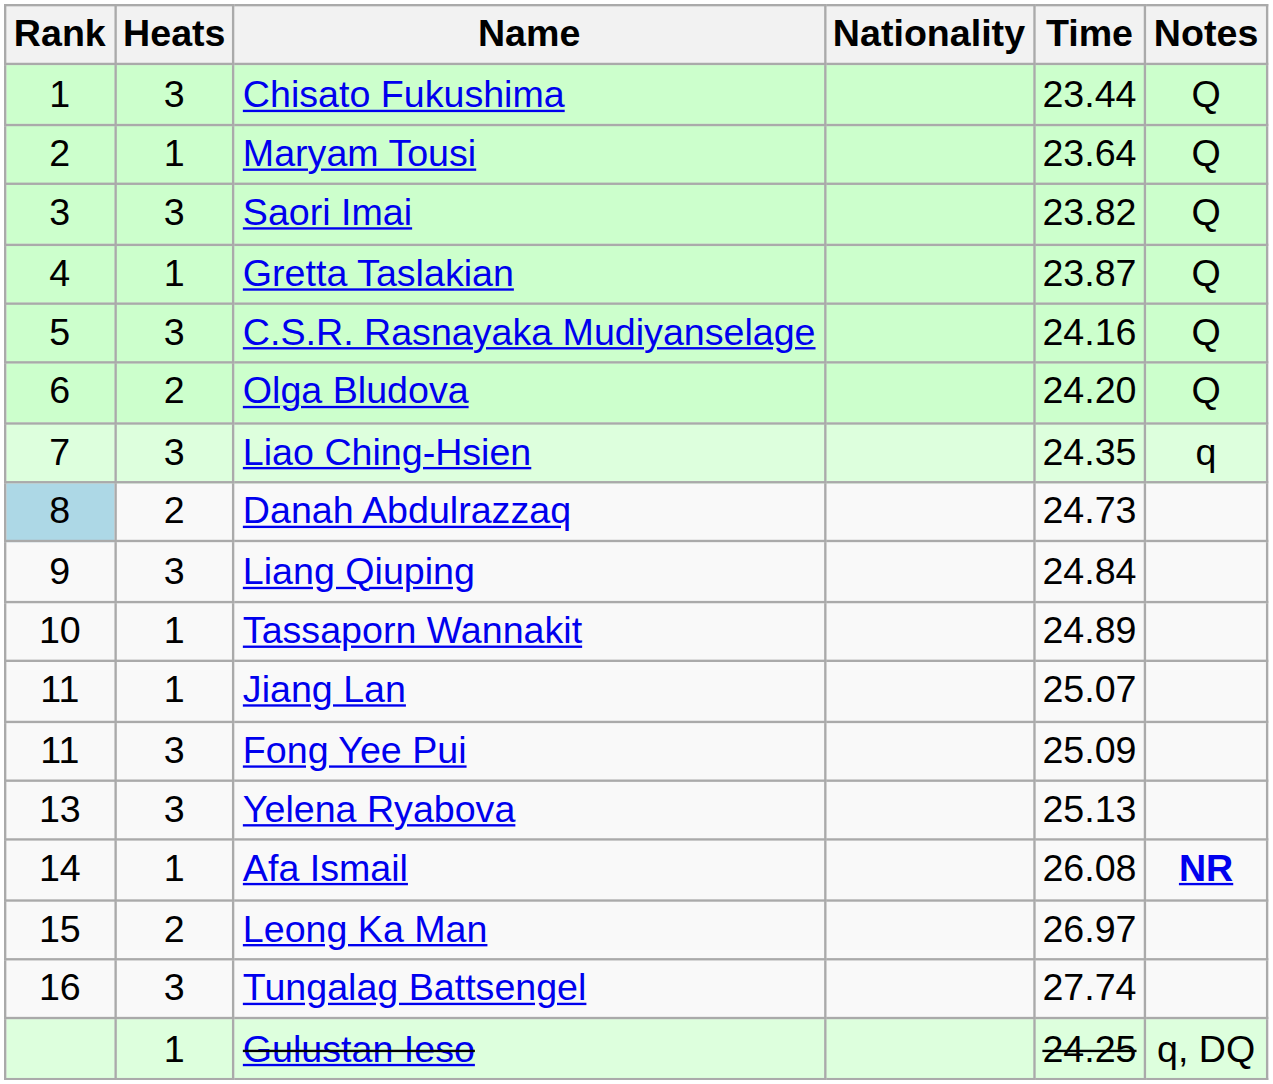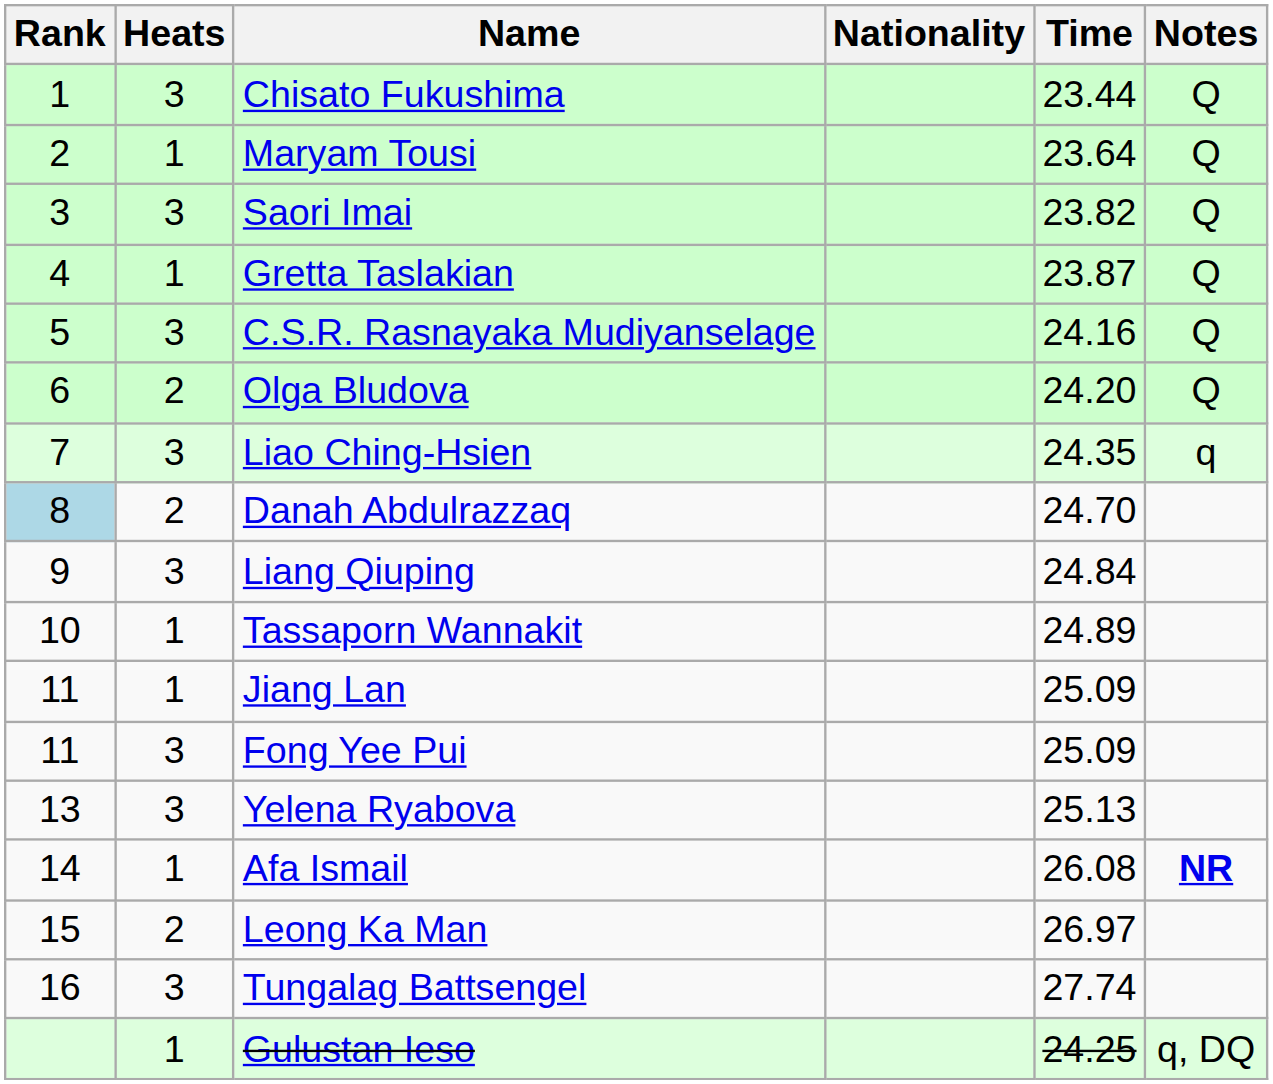(1089, 511) 24.73 -> (1089, 511) 24.70
(1089, 690) 25.07 -> (1089, 690) 25.09
